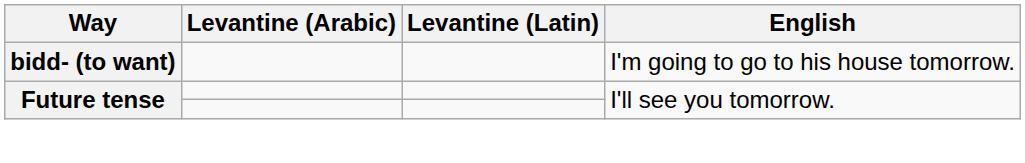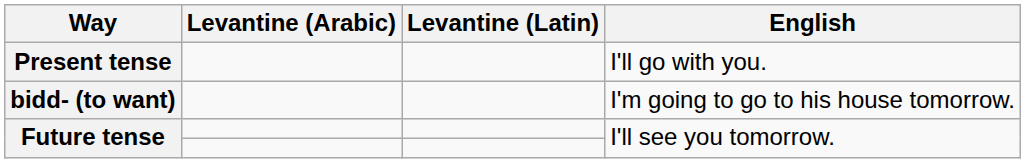+ row: (93, 61)
